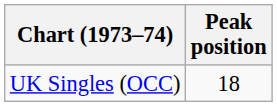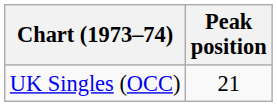(229, 82) 18 -> (229, 82) 21
